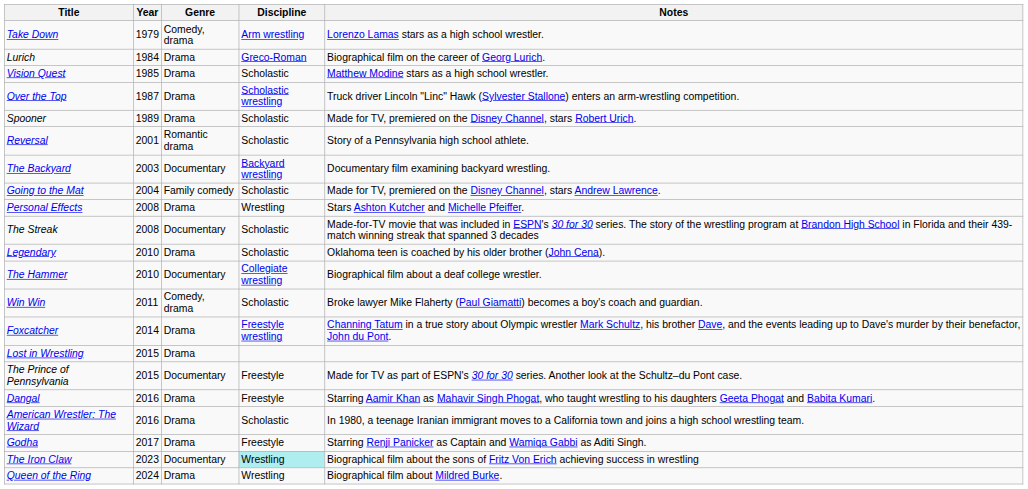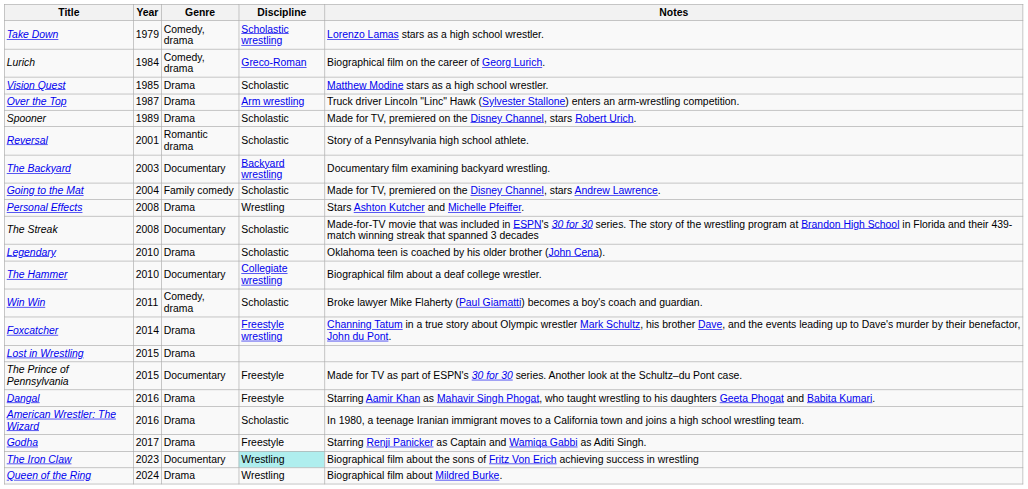(273, 35) Arm wrestling -> (265, 35) Scholastic wrestling
(179, 57) Drama -> (184, 63) Comedy, drama
(265, 96) Scholastic wrestling -> (273, 102) Arm wrestling
